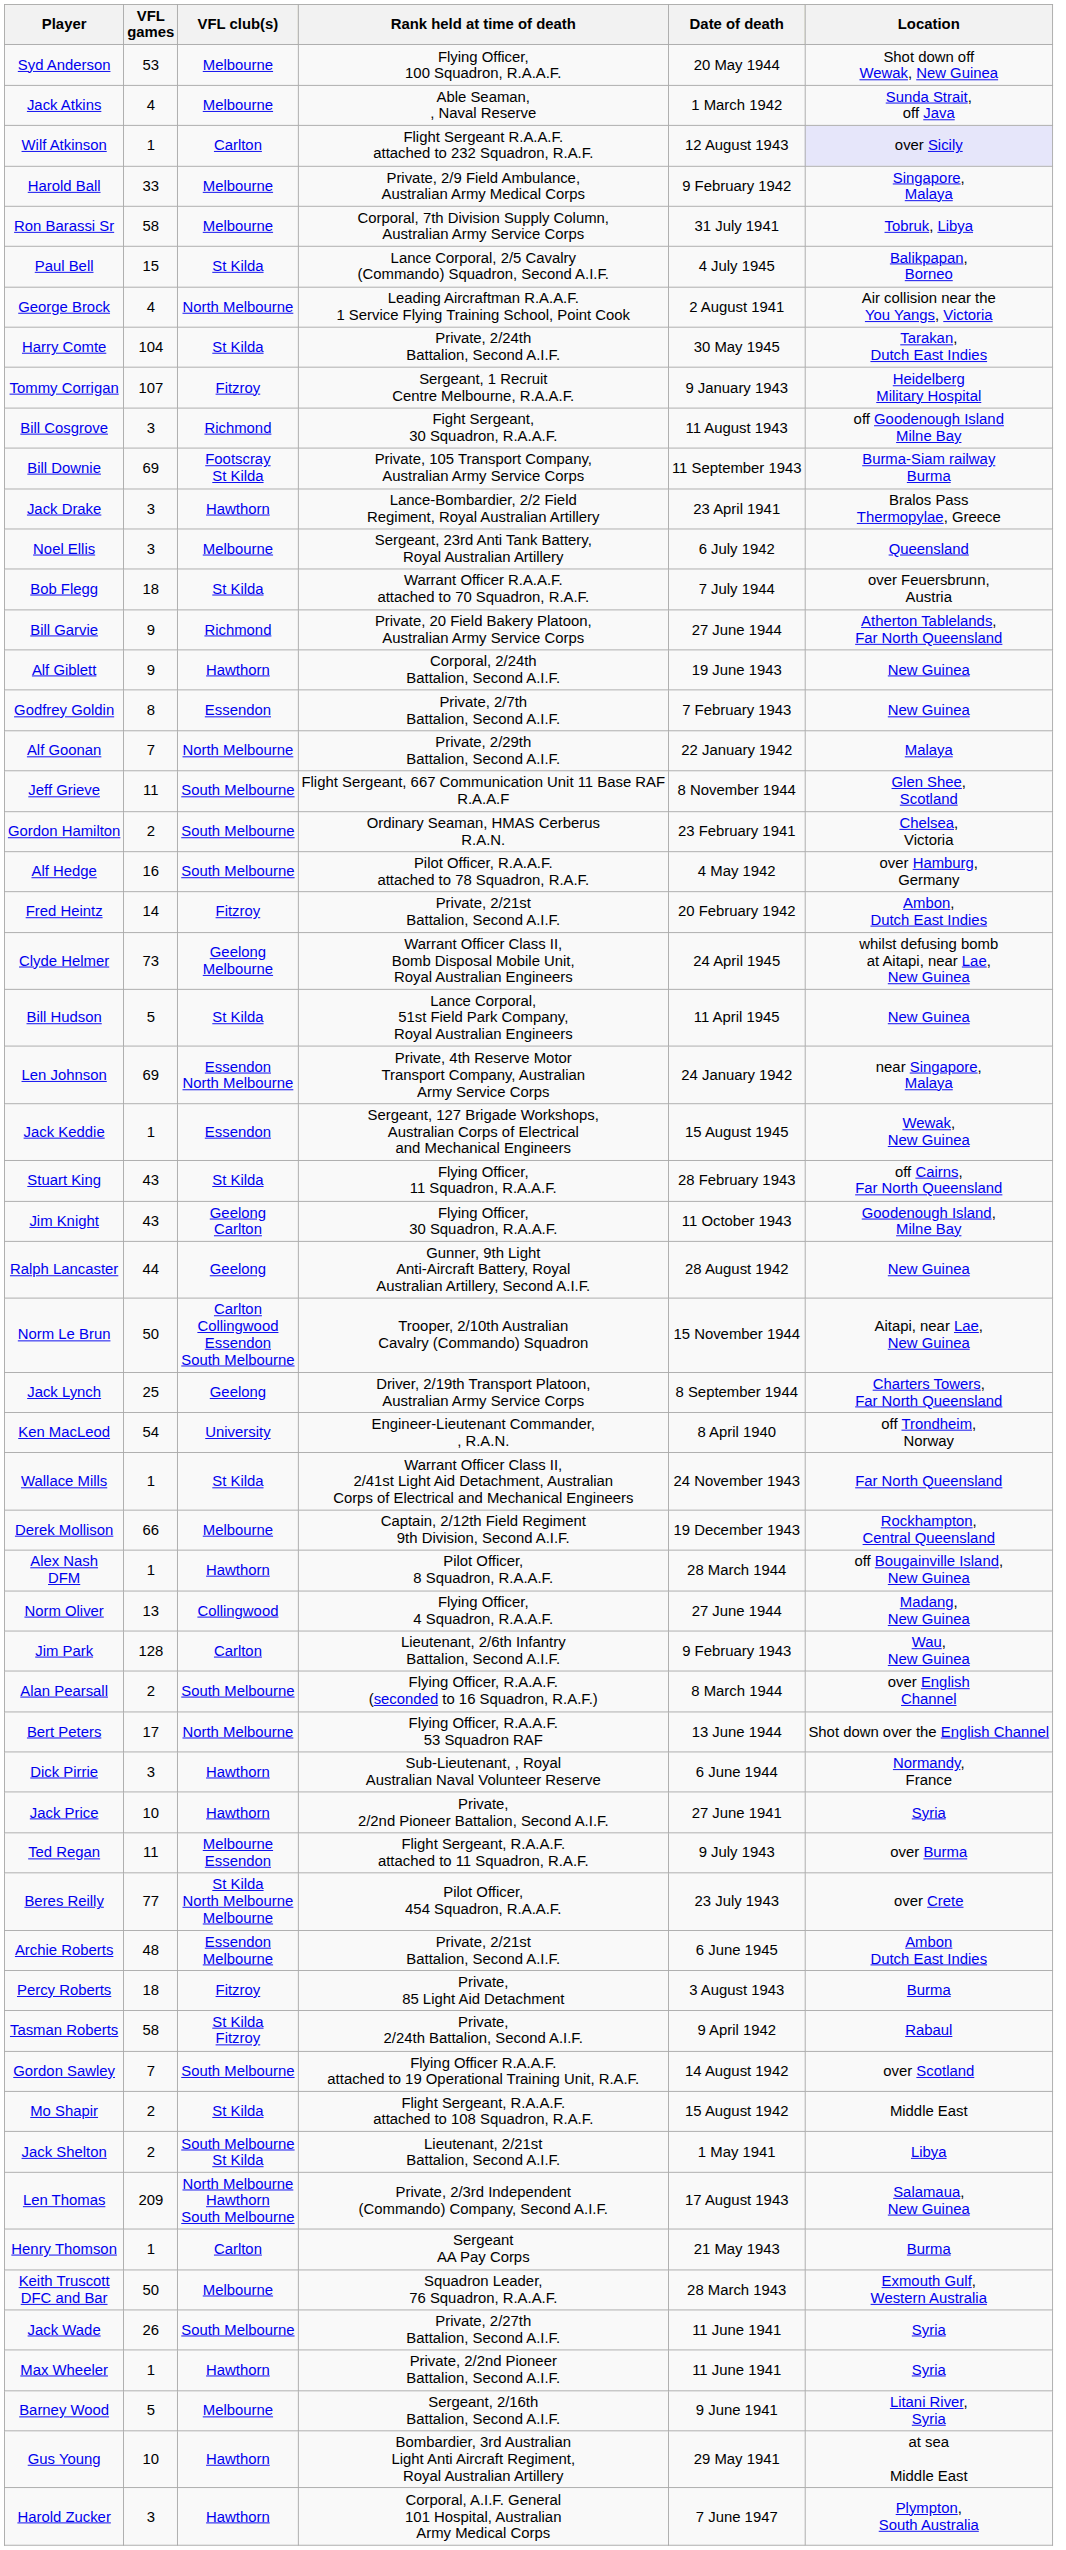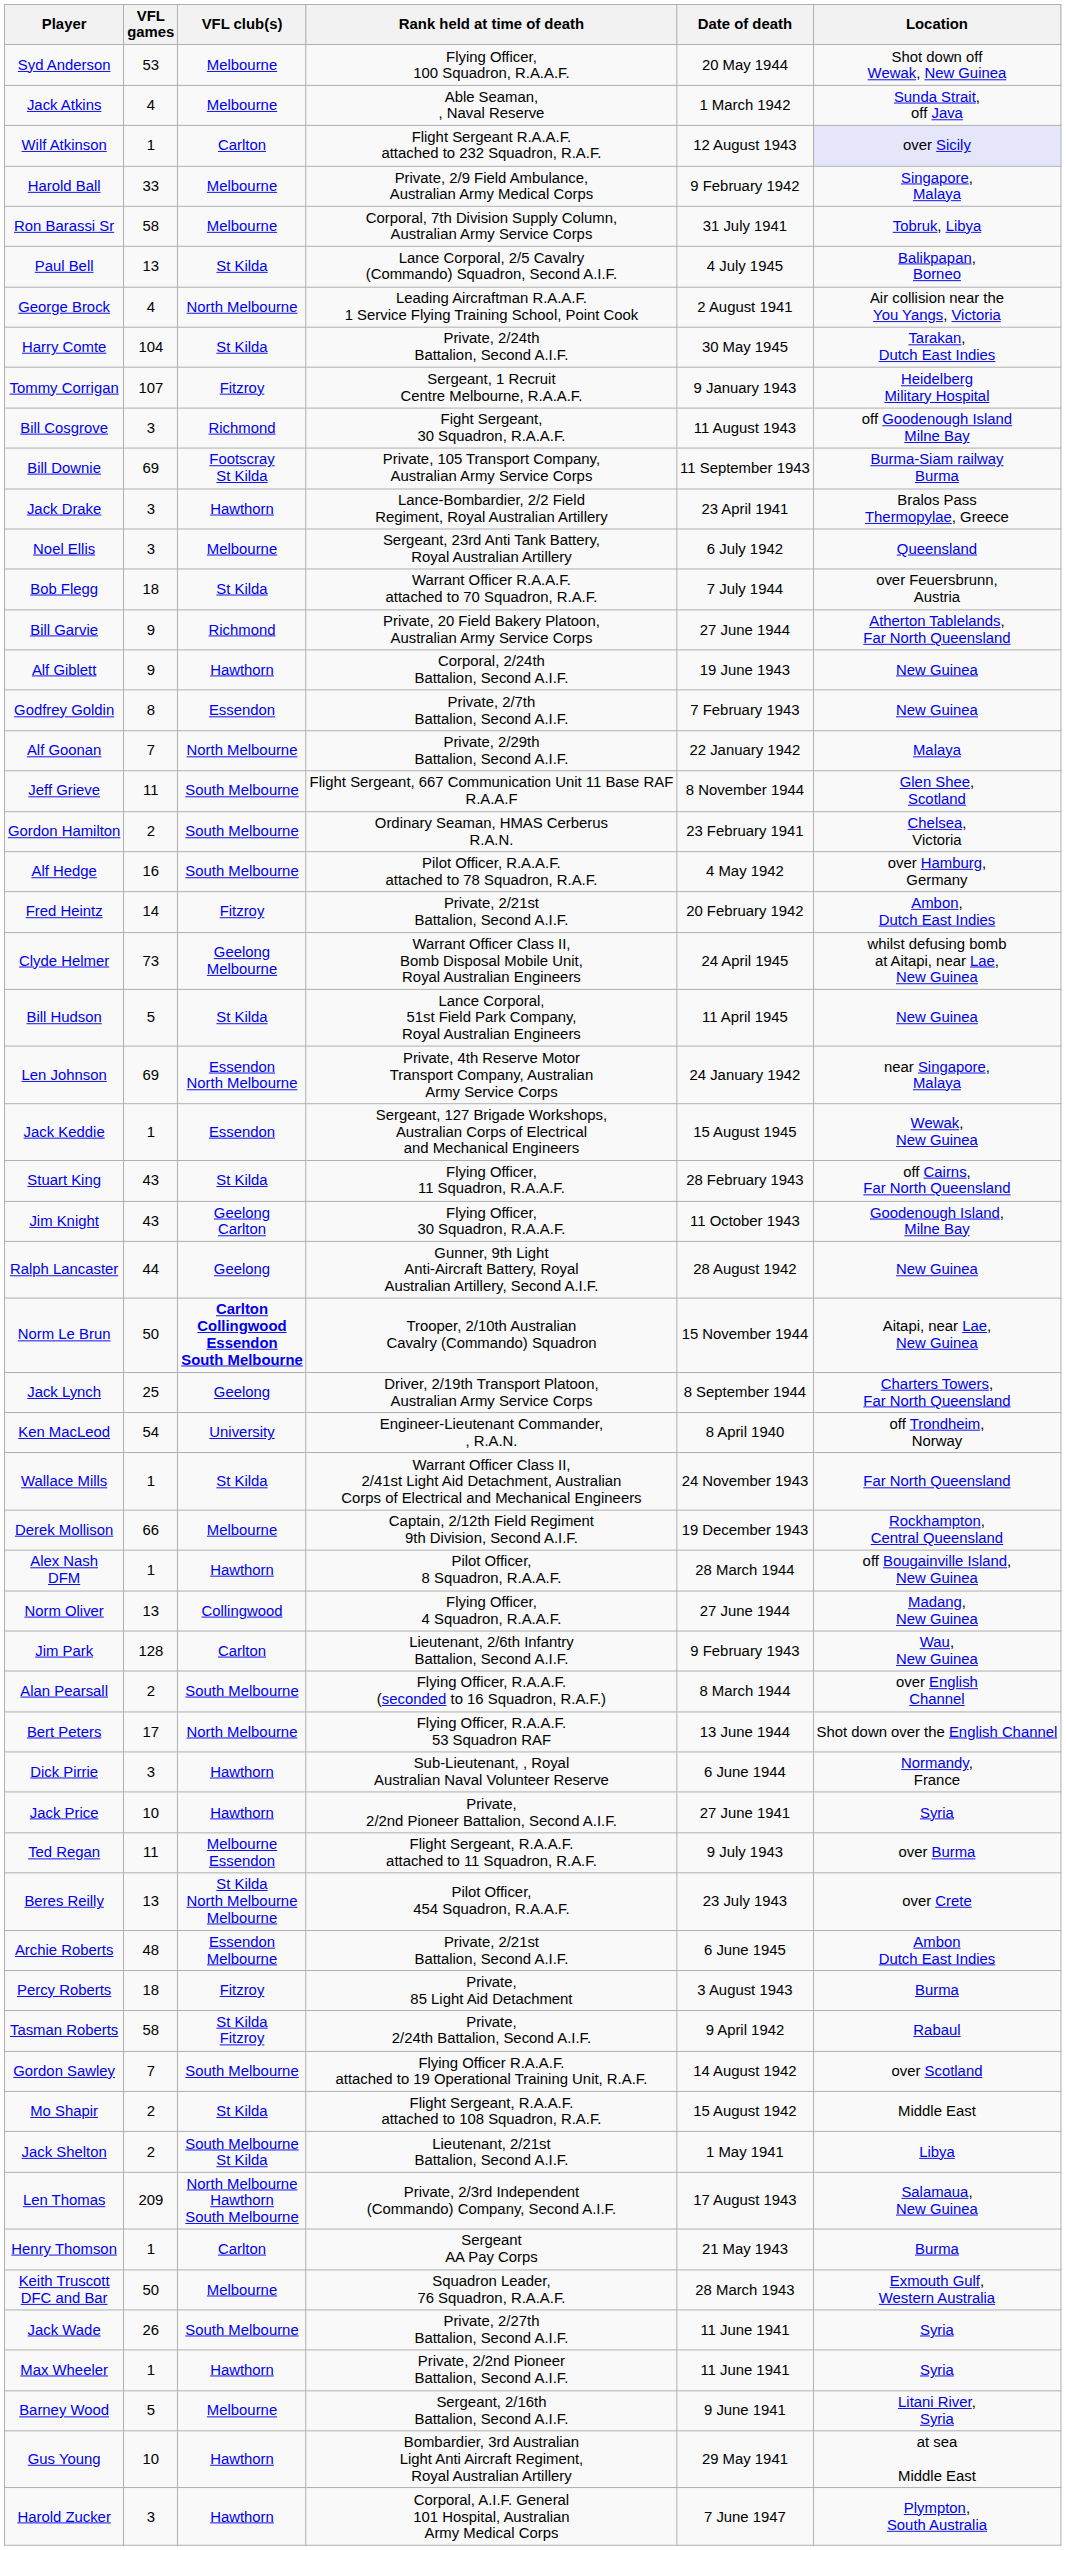(151, 266) 15 -> (151, 266) 13
(238, 1335) normal -> (242, 1335) bold
(151, 1901) 77 -> (151, 1901) 13
